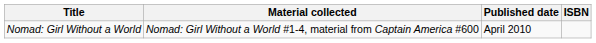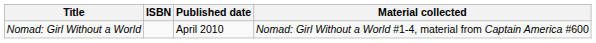columns swapped: (312, 12) <-> (576, 12)
